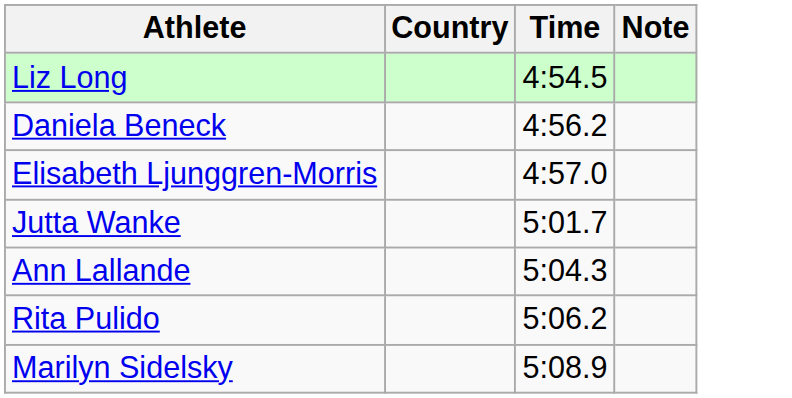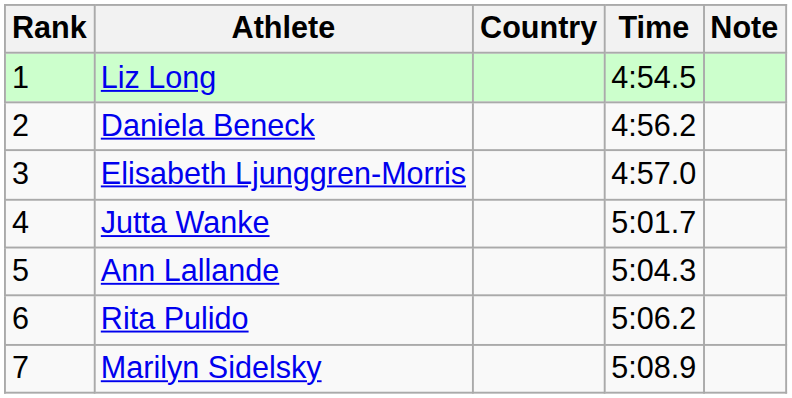+ column: (49, 28)
